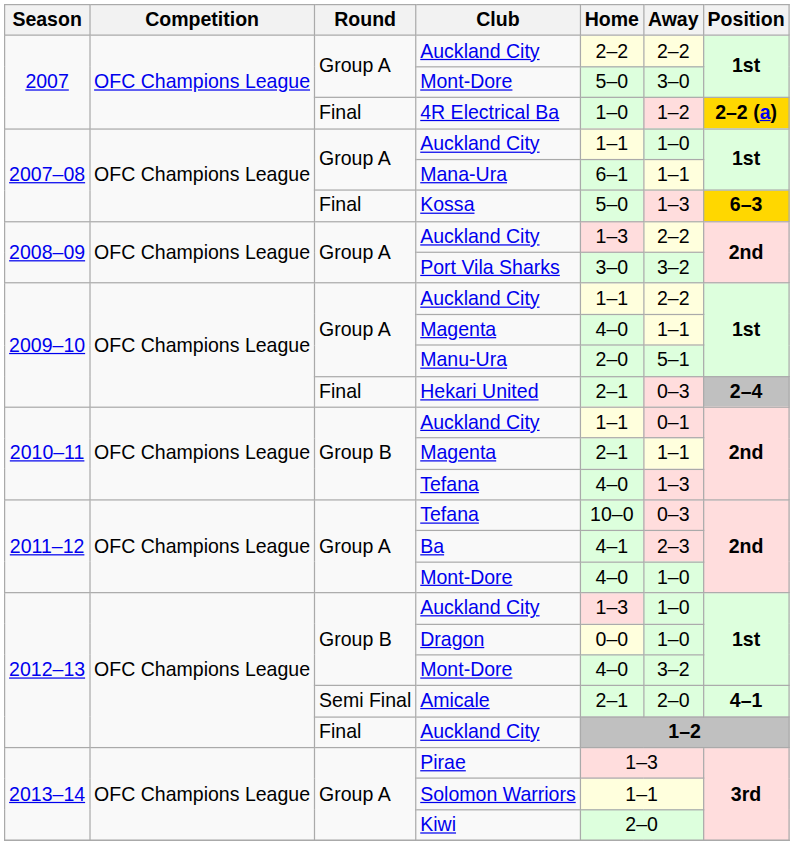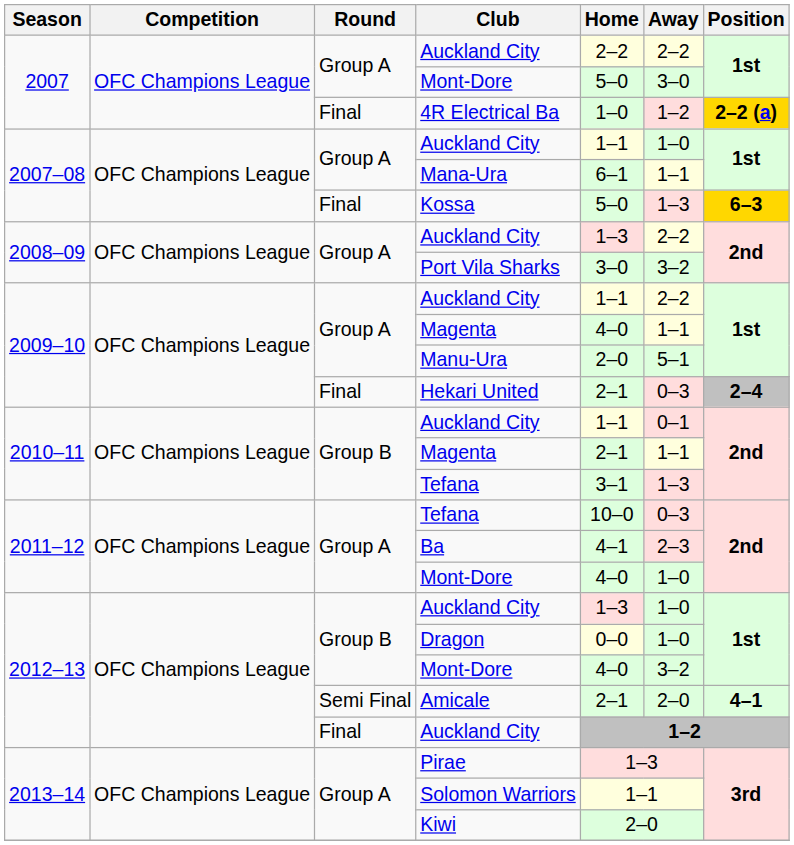(612, 484) 4–0 -> (612, 484) 3–1
